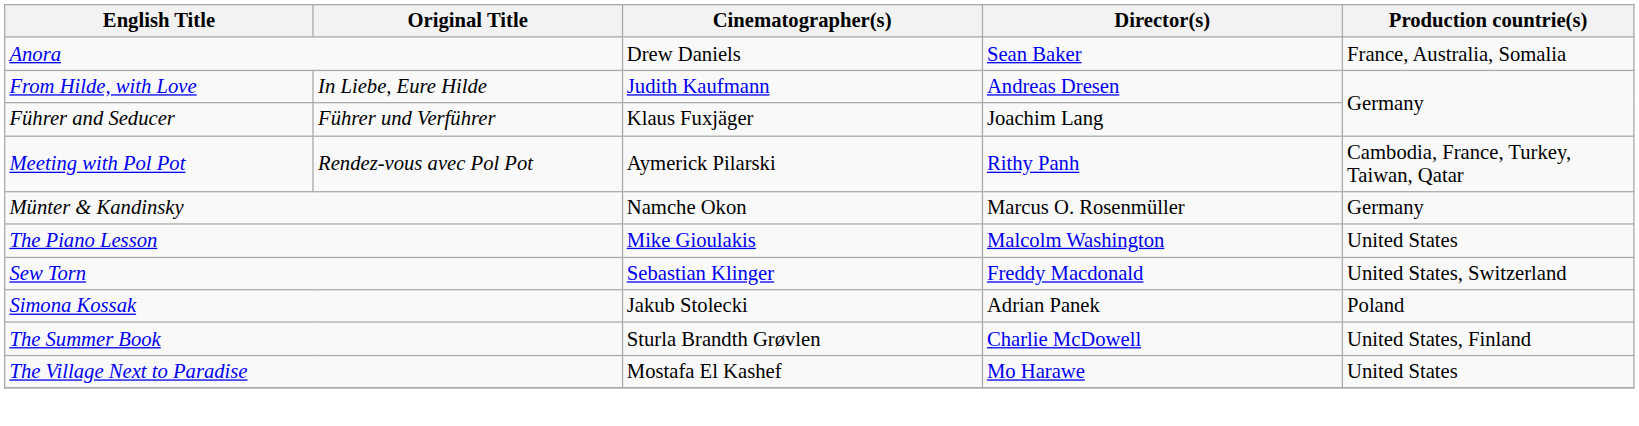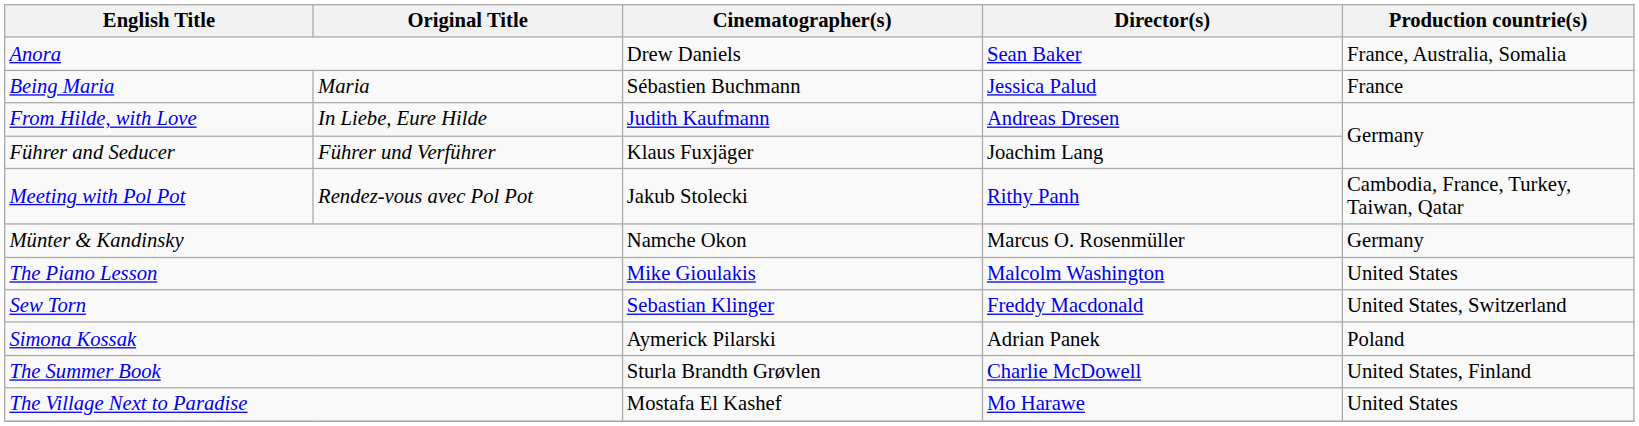+ row: (62, 86)
(701, 163) Aymerick Pilarski -> (687, 196) Jakub Stolecki
(687, 305) Jakub Stolecki -> (701, 338) Aymerick Pilarski
